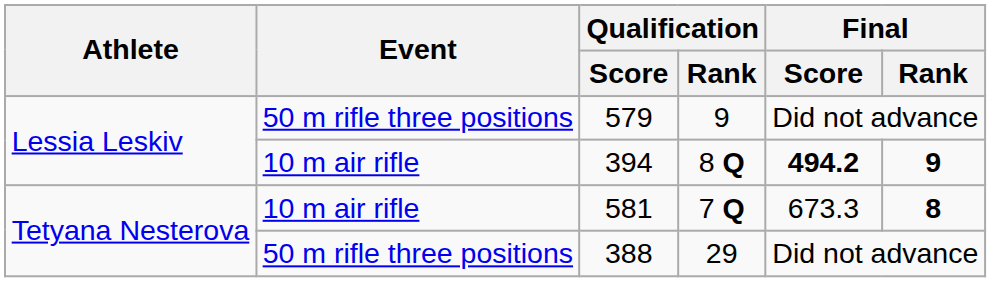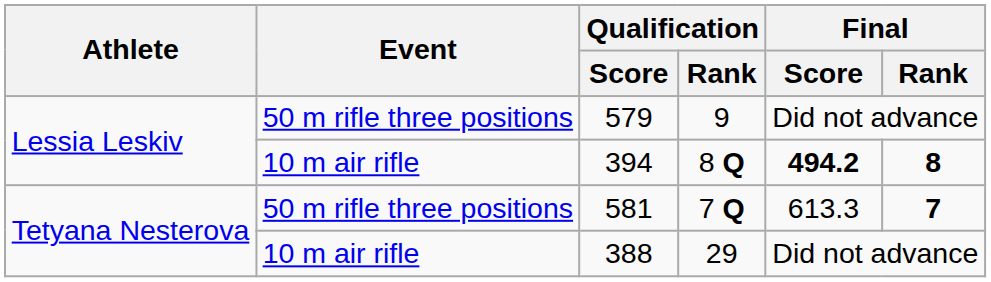(933, 163) 9 -> (933, 163) 8
(341, 208) 10 m air rifle -> (418, 208) 50 m rifle three positions
(823, 208) 673.3 -> (823, 208) 613.3
(933, 208) 8 -> (933, 208) 7
(418, 253) 50 m rifle three positions -> (341, 253) 10 m air rifle
